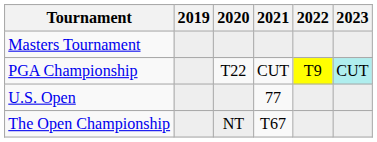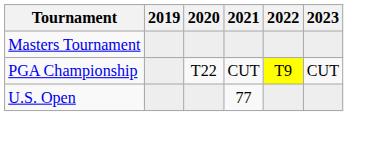(352, 71) paleturquoise background -> (323, 71) no background
- row: (89, 124)
